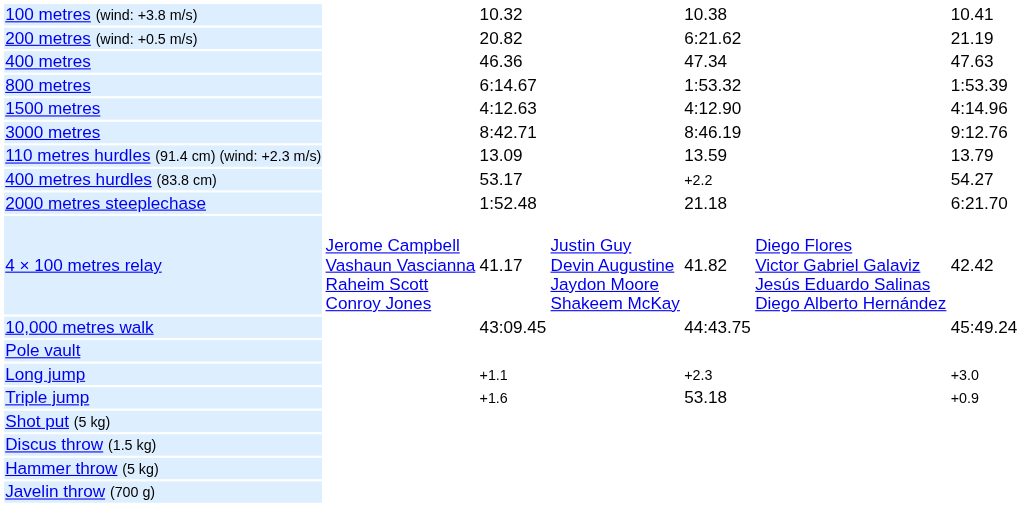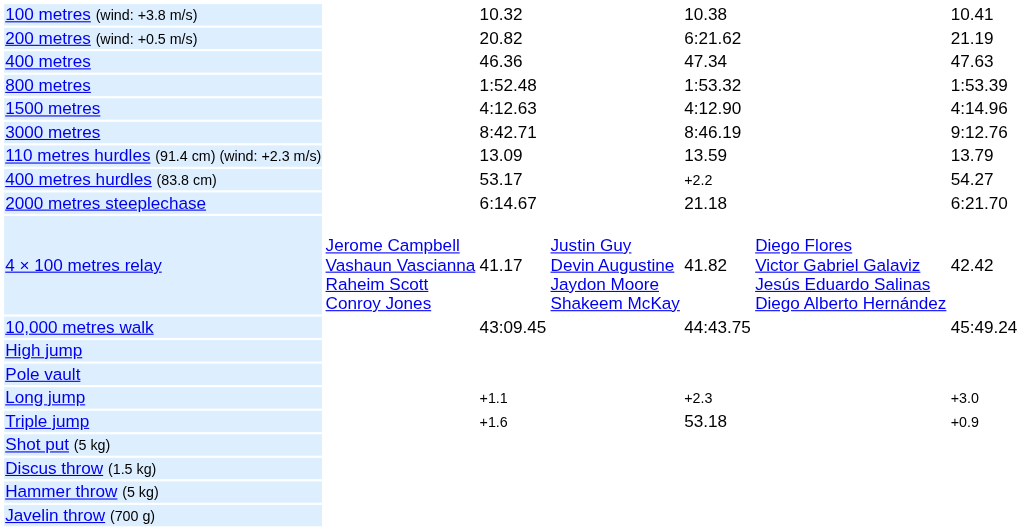(508, 85) 6:14.67 -> (508, 85) 1:52.48
(508, 203) 1:52.48 -> (508, 203) 6:14.67
+ row: (44, 350)
